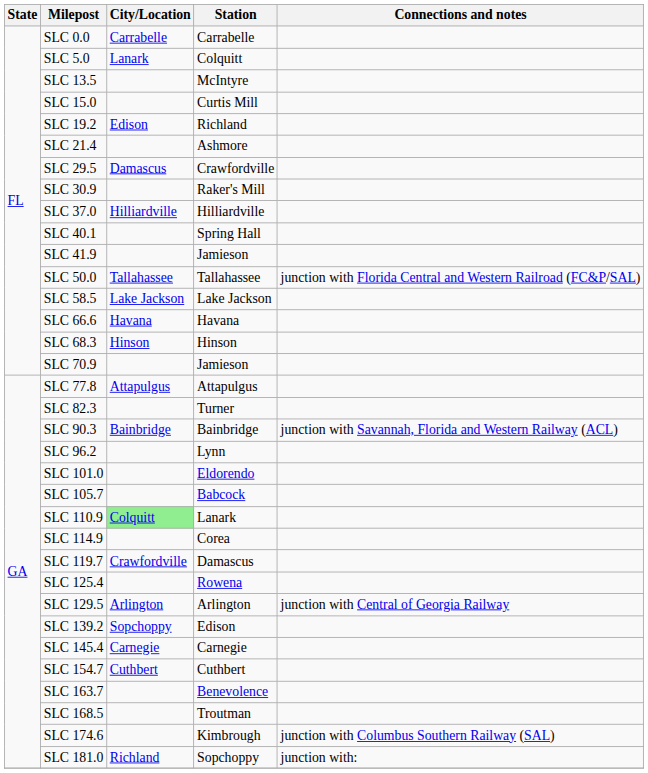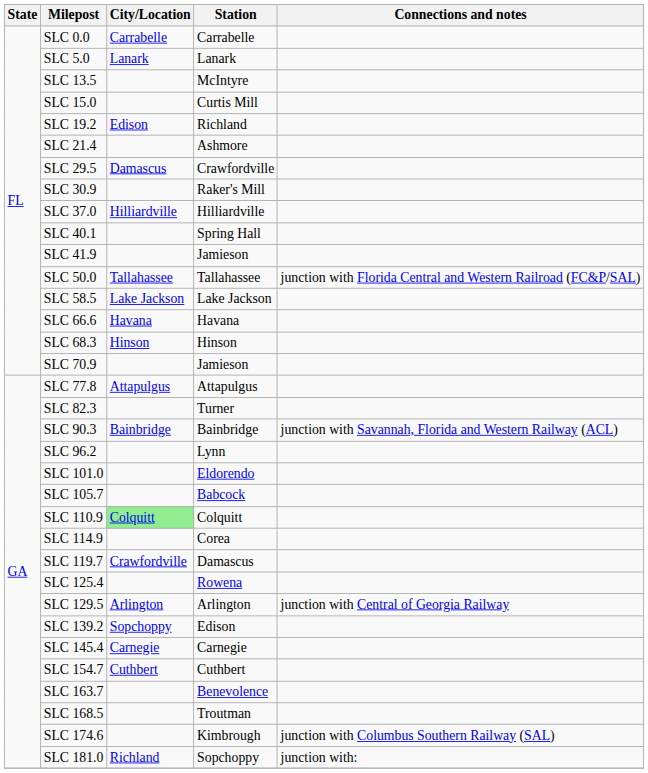(220, 59) Colquitt -> (217, 59) Lanark
(217, 517) Lanark -> (220, 517) Colquitt
